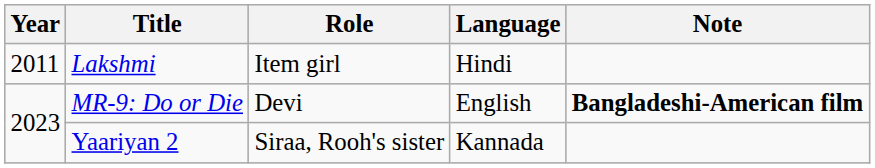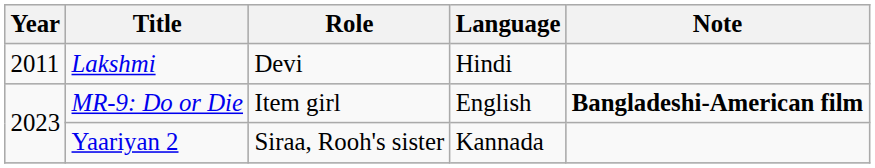(297, 63) Item girl -> (279, 63) Devi
(279, 102) Devi -> (297, 102) Item girl
